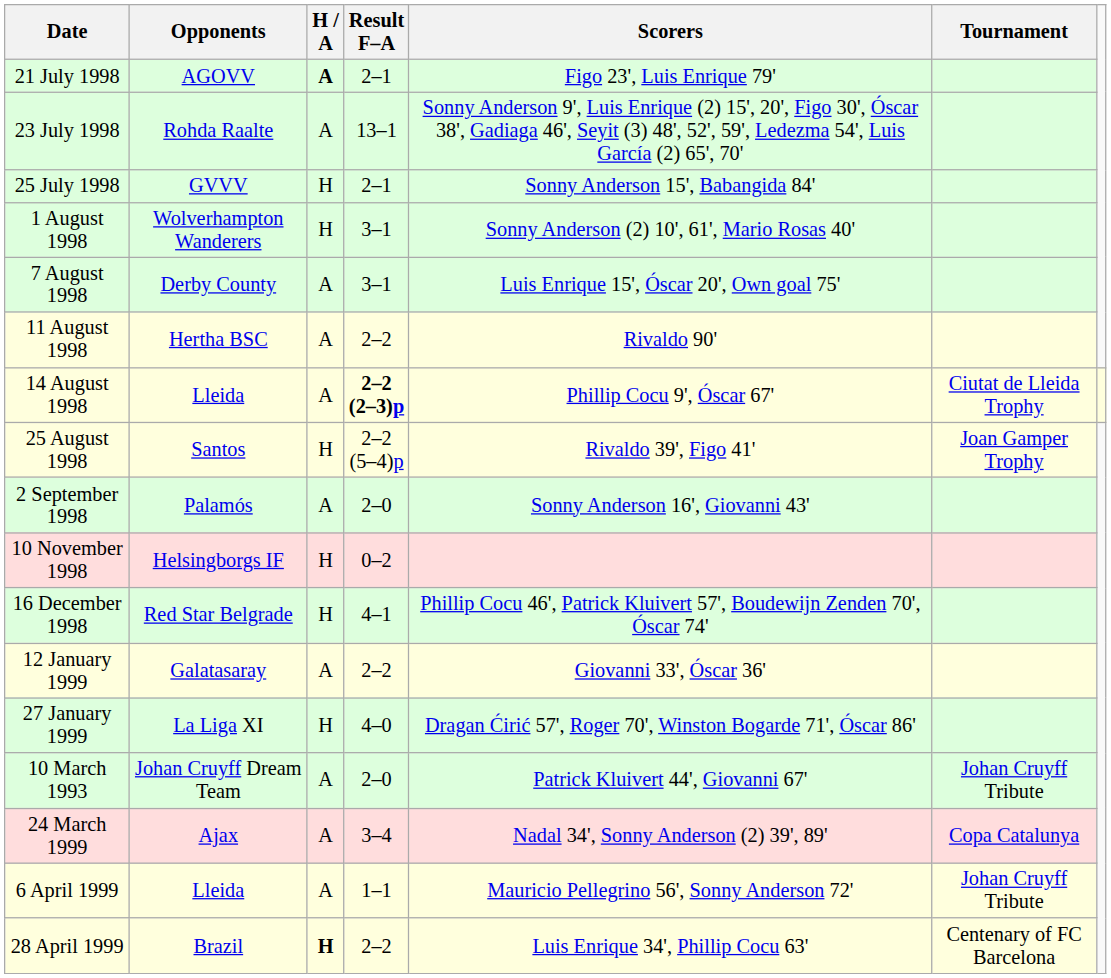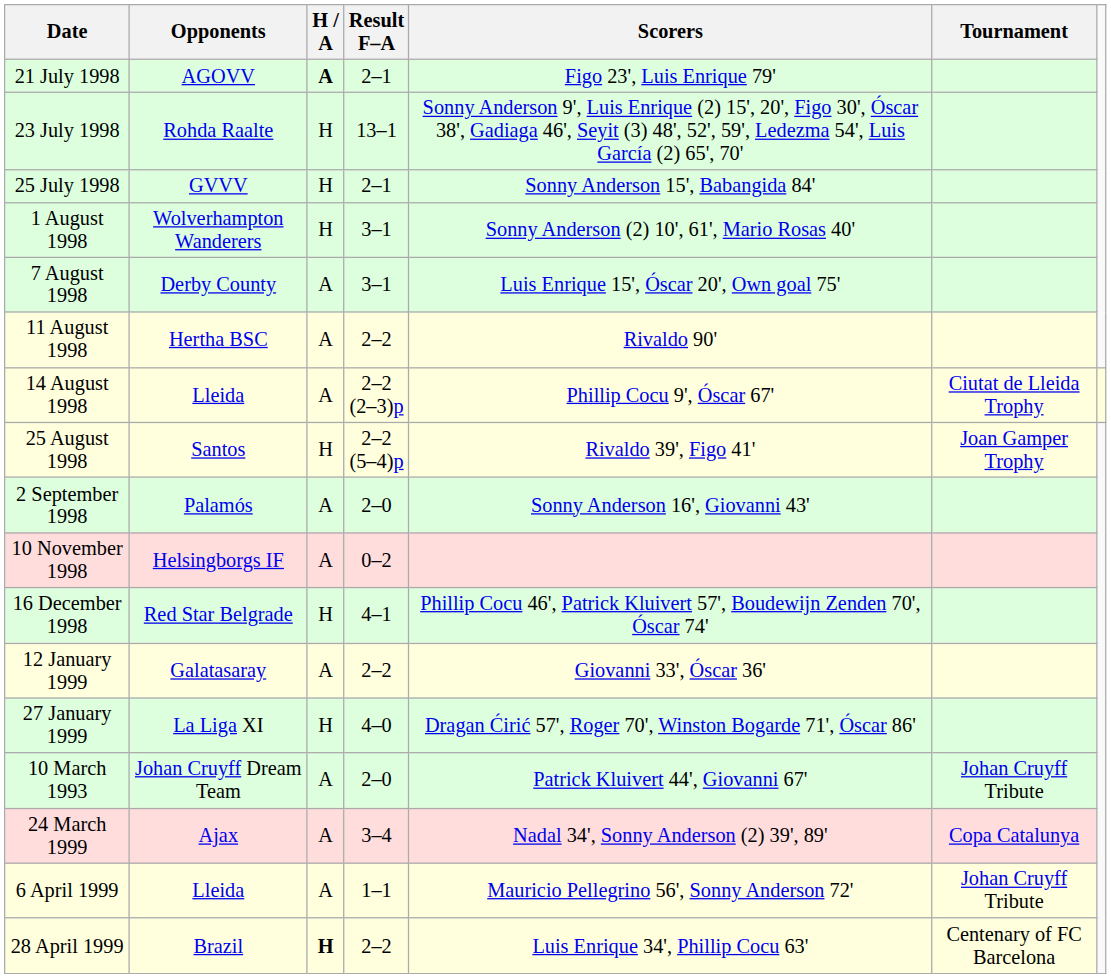(326, 130) A -> (326, 130) H
(377, 394) bold -> (377, 394) normal
(326, 560) H -> (326, 560) A
